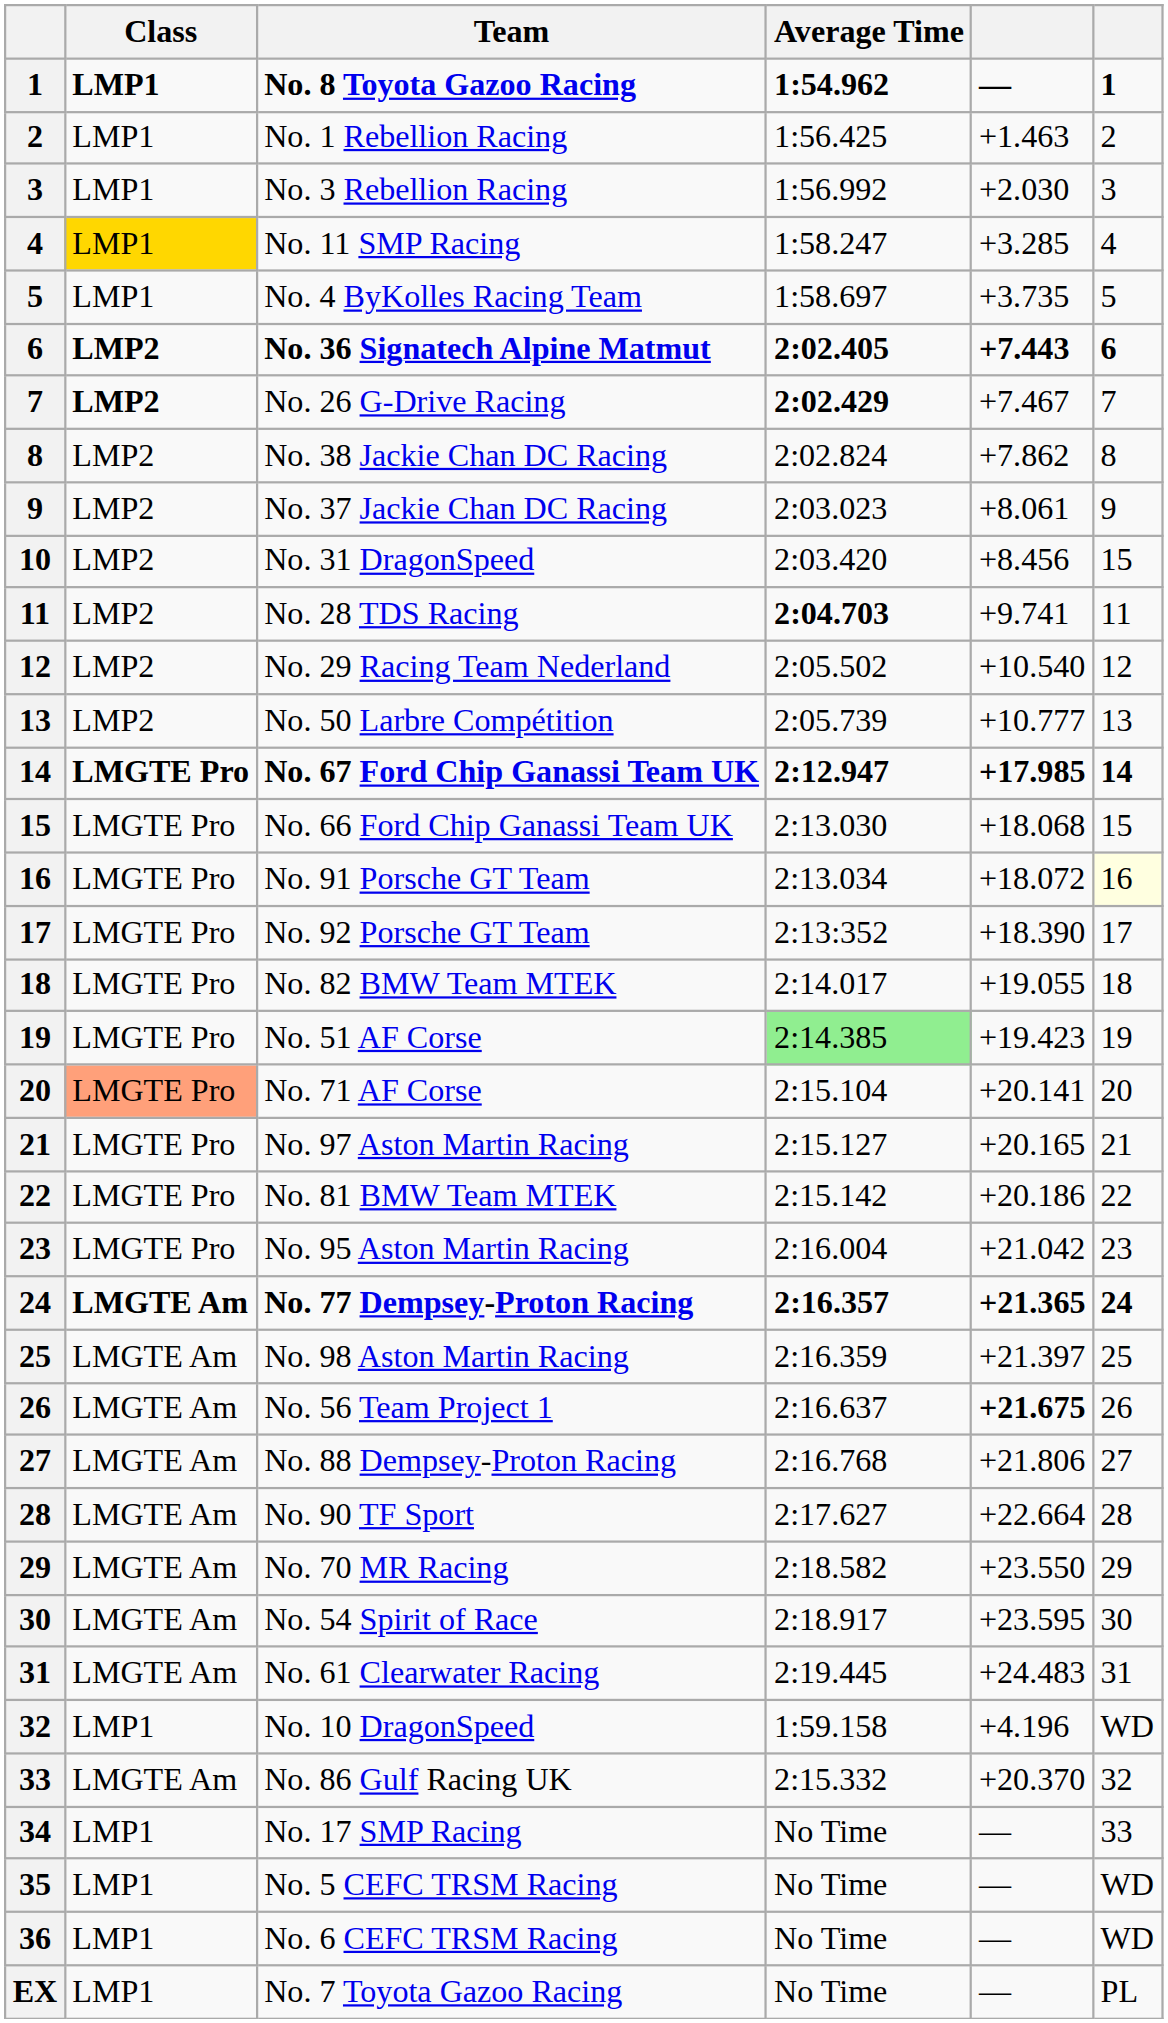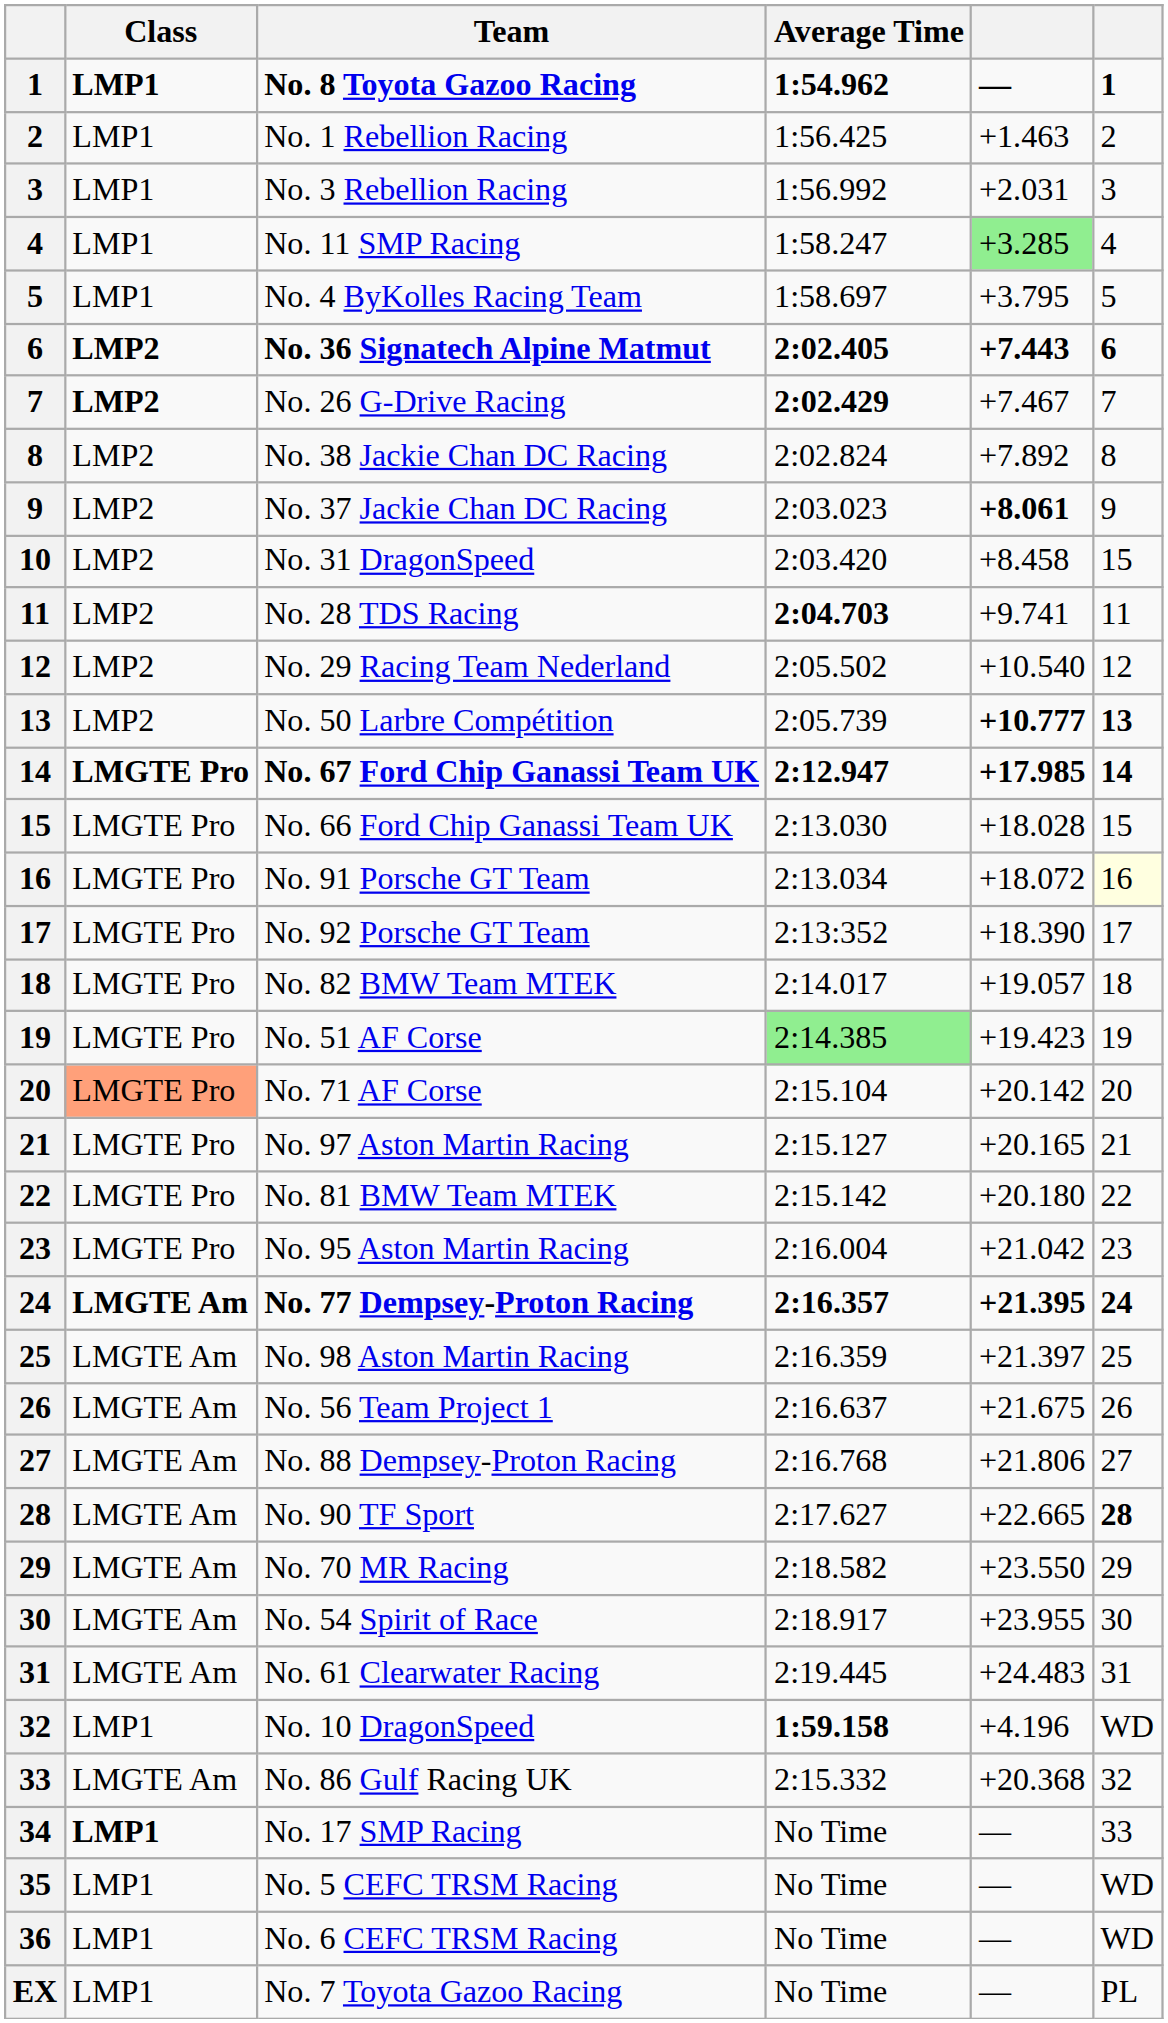(1024, 190) +2.030 -> (1024, 190) +2.031
(113, 243) gold background -> (113, 243) no background
(1024, 243) no background -> (1024, 243) lightgreen background
(1024, 296) +3.735 -> (1024, 296) +3.795
(1024, 455) +7.862 -> (1024, 455) +7.892
(1024, 508) normal -> (1024, 508) bold
(1024, 560) +8.456 -> (1024, 560) +8.458
(1032, 719) normal -> (1032, 719) bold
(1117, 719) normal -> (1117, 719) bold
(1032, 825) +18.068 -> (1032, 825) +18.028
(1032, 984) +19.055 -> (1032, 984) +19.057
(1032, 1090) +20.141 -> (1032, 1090) +20.142
(1032, 1196) +20.186 -> (1032, 1196) +20.180
(1032, 1302) +21.365 -> (1032, 1302) +21.395
(1032, 1408) bold -> (1032, 1408) normal
(1032, 1514) +22.664 -> (1032, 1514) +22.665
(1117, 1514) normal -> (1117, 1514) bold
(1032, 1620) +23.595 -> (1032, 1620) +23.955
(831, 1726) normal -> (832, 1726) bold
(1032, 1779) +20.370 -> (1032, 1779) +20.368
(113, 1832) normal -> (116, 1832) bold
